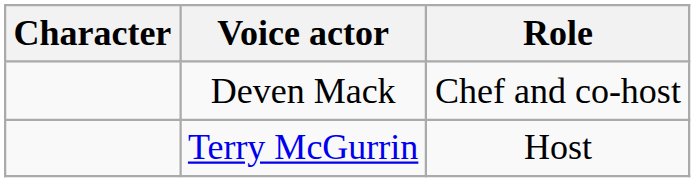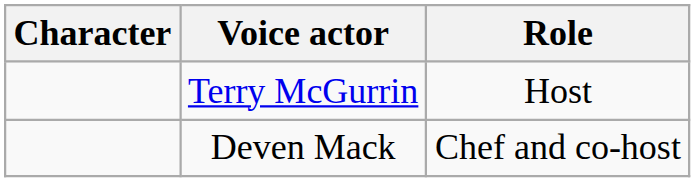rows swapped: (303, 147) <-> (303, 90)
